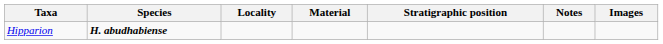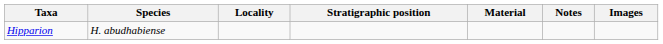columns swapped: (455, 13) <-> (330, 13)
(129, 30) bold -> (128, 30) normal
